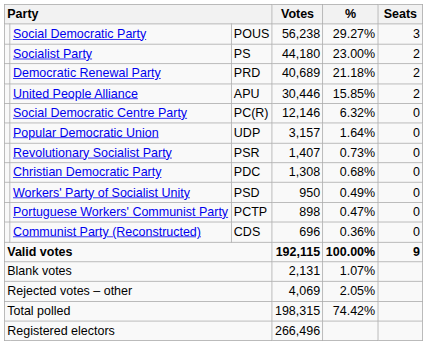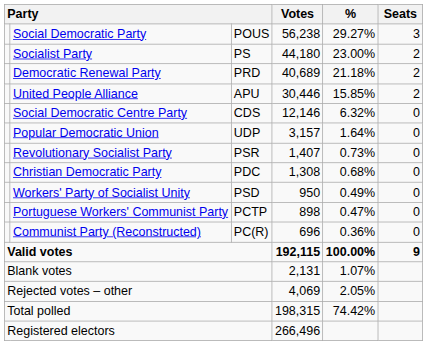(251, 113) PC(R) -> (247, 113) CDS
(247, 232) CDS -> (251, 232) PC(R)
